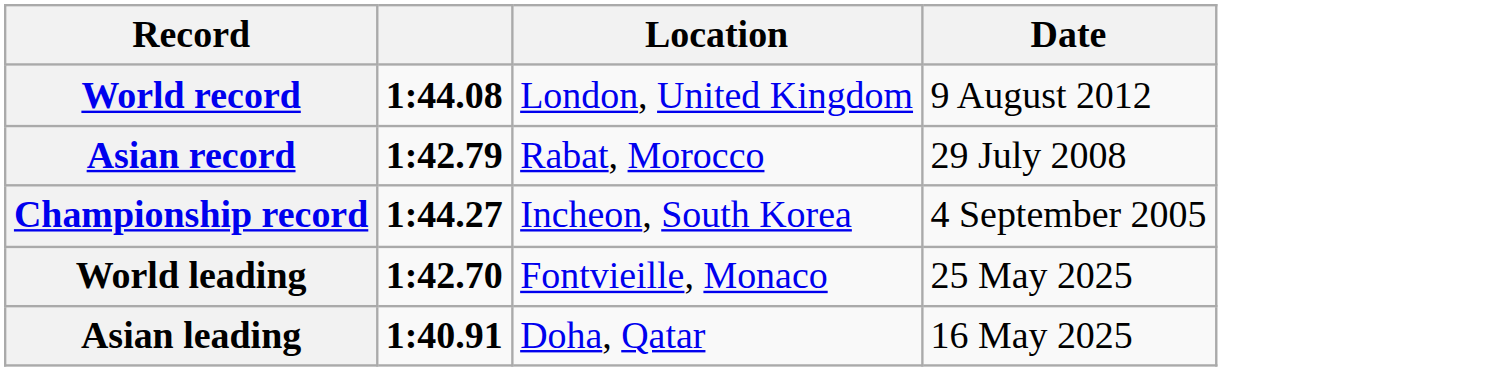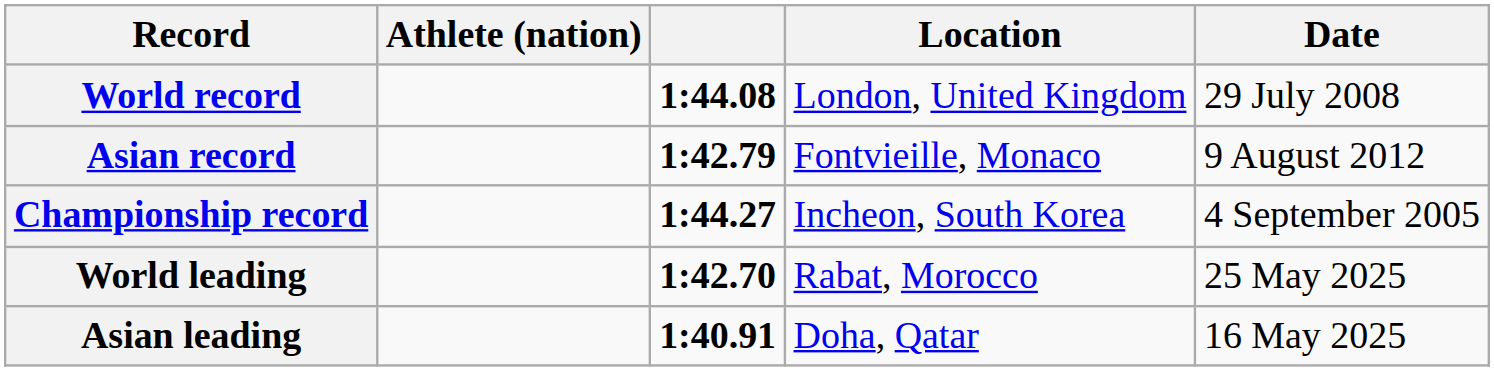+ column: (514, 34)
(1041, 94) 9 August 2012 -> (1302, 94) 29 July 2008
(642, 154) Rabat, Morocco -> (947, 154) Fontvieille, Monaco
(1028, 154) 29 July 2008 -> (1315, 154) 9 August 2012
(674, 275) Fontvieille, Monaco -> (916, 275) Rabat, Morocco
